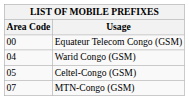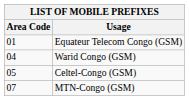(11, 42) 00 -> (11, 42) 01
